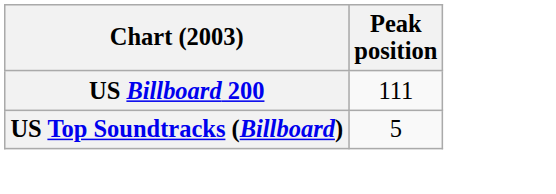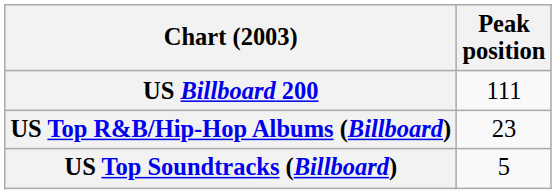+ row: (231, 129)
